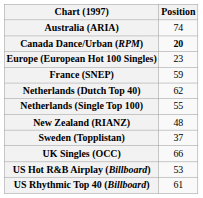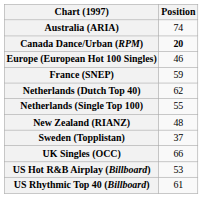(178, 59) 23 -> (178, 59) 46
